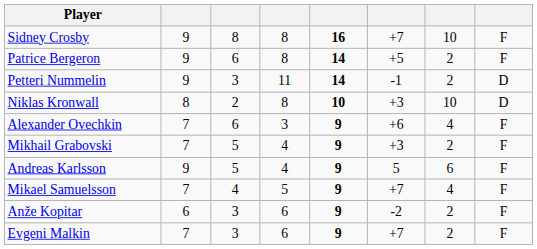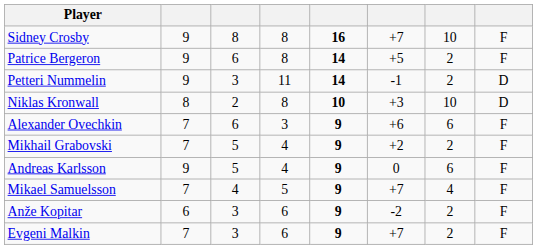(450, 124) 4 -> (450, 124) 6
(396, 146) +3 -> (396, 146) +2
(396, 168) 5 -> (396, 168) 0
